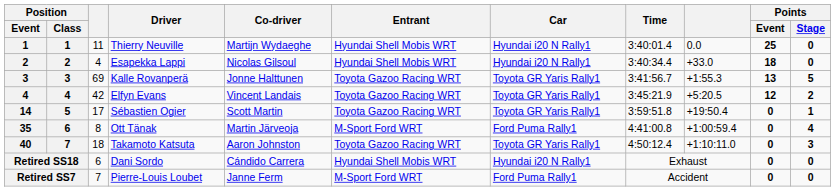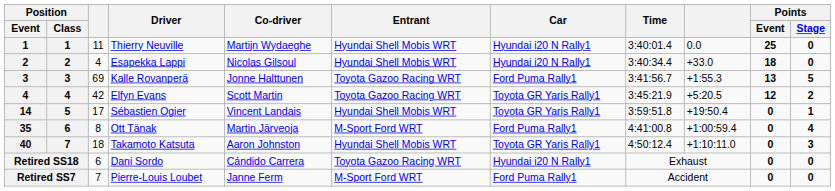(547, 78) Toyota GR Yaris Rally1 -> (535, 78) Ford Puma Rally1
(264, 95) Vincent Landais -> (255, 95) Scott Martin
(255, 111) Scott Martin -> (264, 111) Vincent Landais
(398, 111) Toyota Gazoo Racing WRT -> (395, 111) Hyundai Shell Mobis WRT
(398, 144) Toyota Gazoo Racing WRT -> (395, 144) Hyundai Shell Mobis WRT
(395, 161) Hyundai Shell Mobis WRT -> (398, 161) Toyota Gazoo Racing WRT
